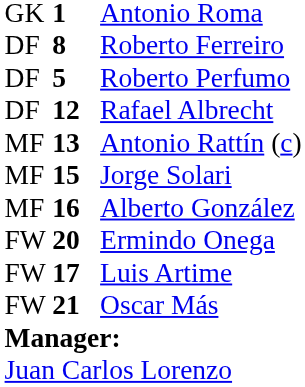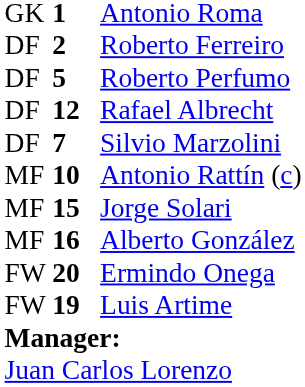(59, 45) 8 -> (59, 45) 2
+ row: (191, 142)
(66, 142) 13 -> (66, 175) 10
(66, 272) 17 -> (66, 305) 19
- row: (159, 305)
